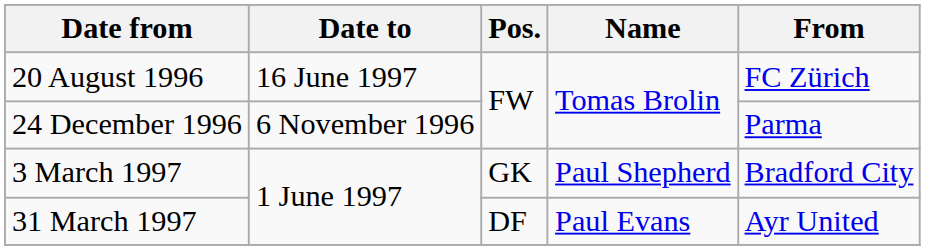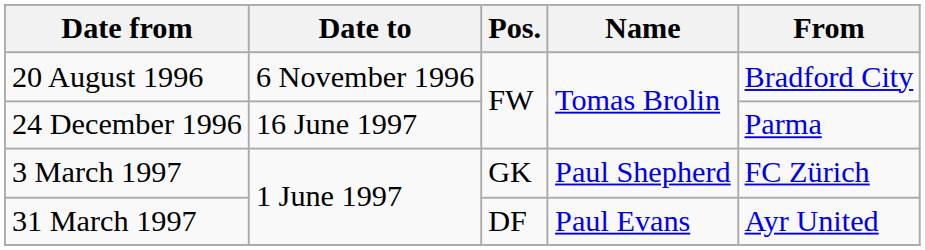(337, 76) 16 June 1997 -> (365, 76) 6 November 1996
(807, 76) FC Zürich -> (829, 76) Bradford City
(365, 124) 6 November 1996 -> (337, 124) 16 June 1997
(829, 172) Bradford City -> (807, 172) FC Zürich
